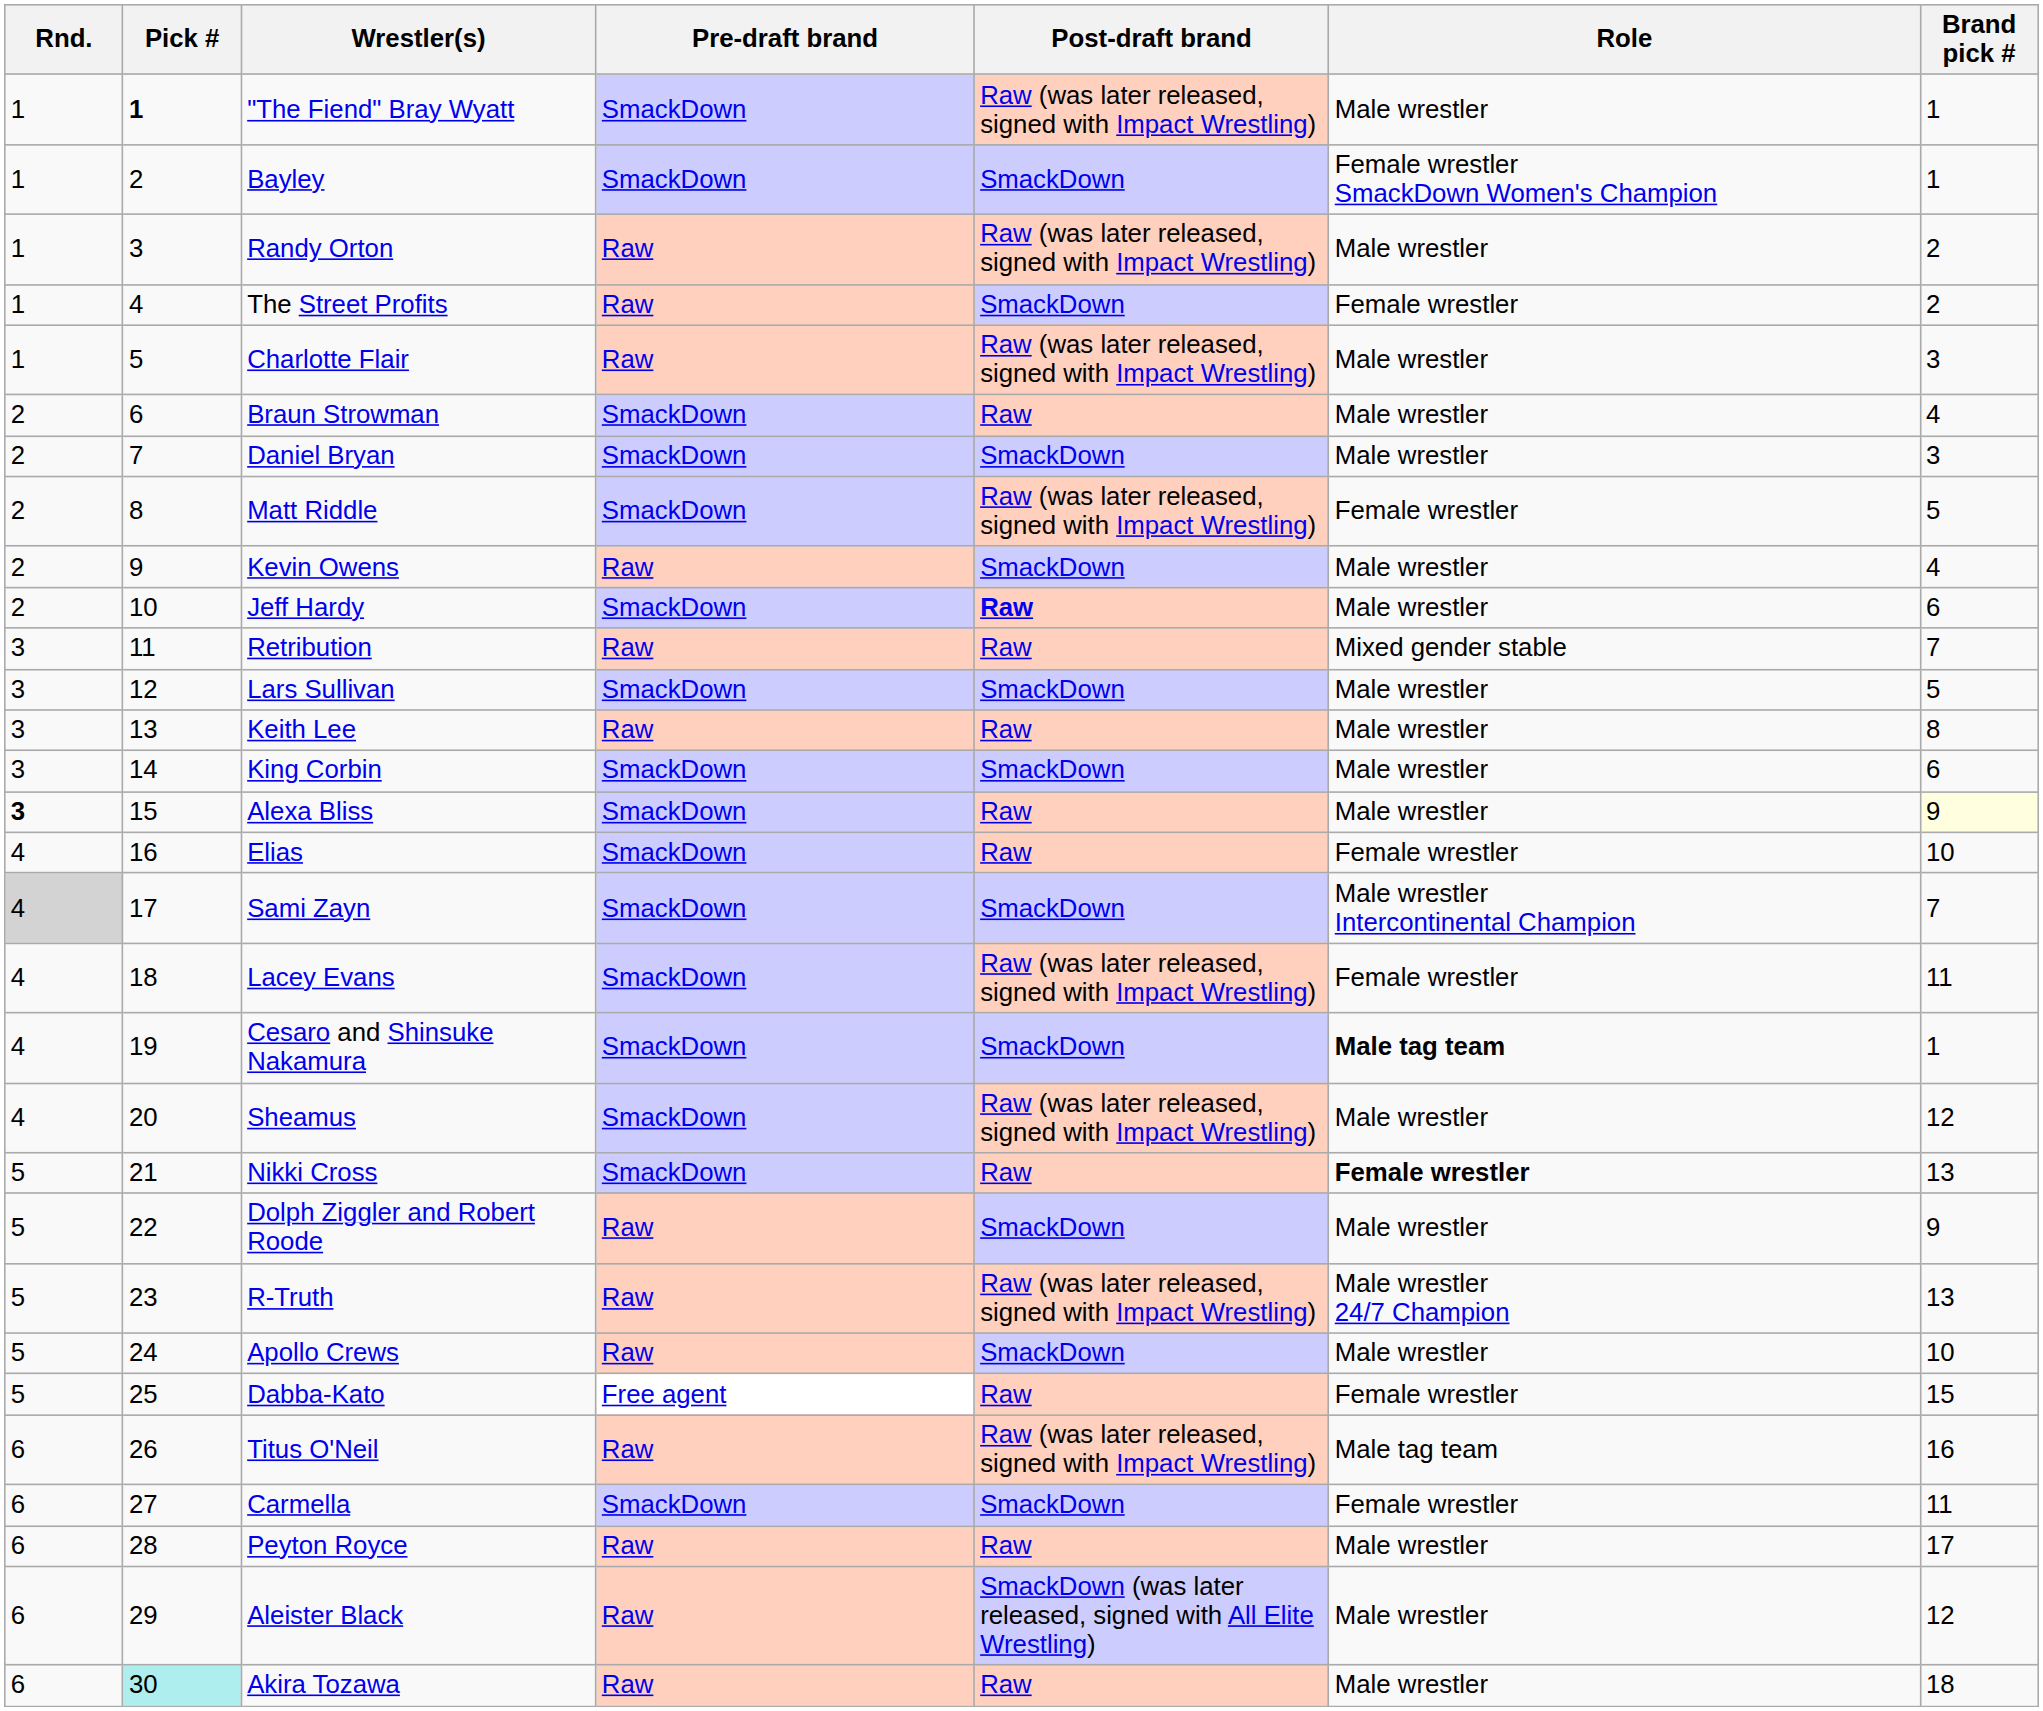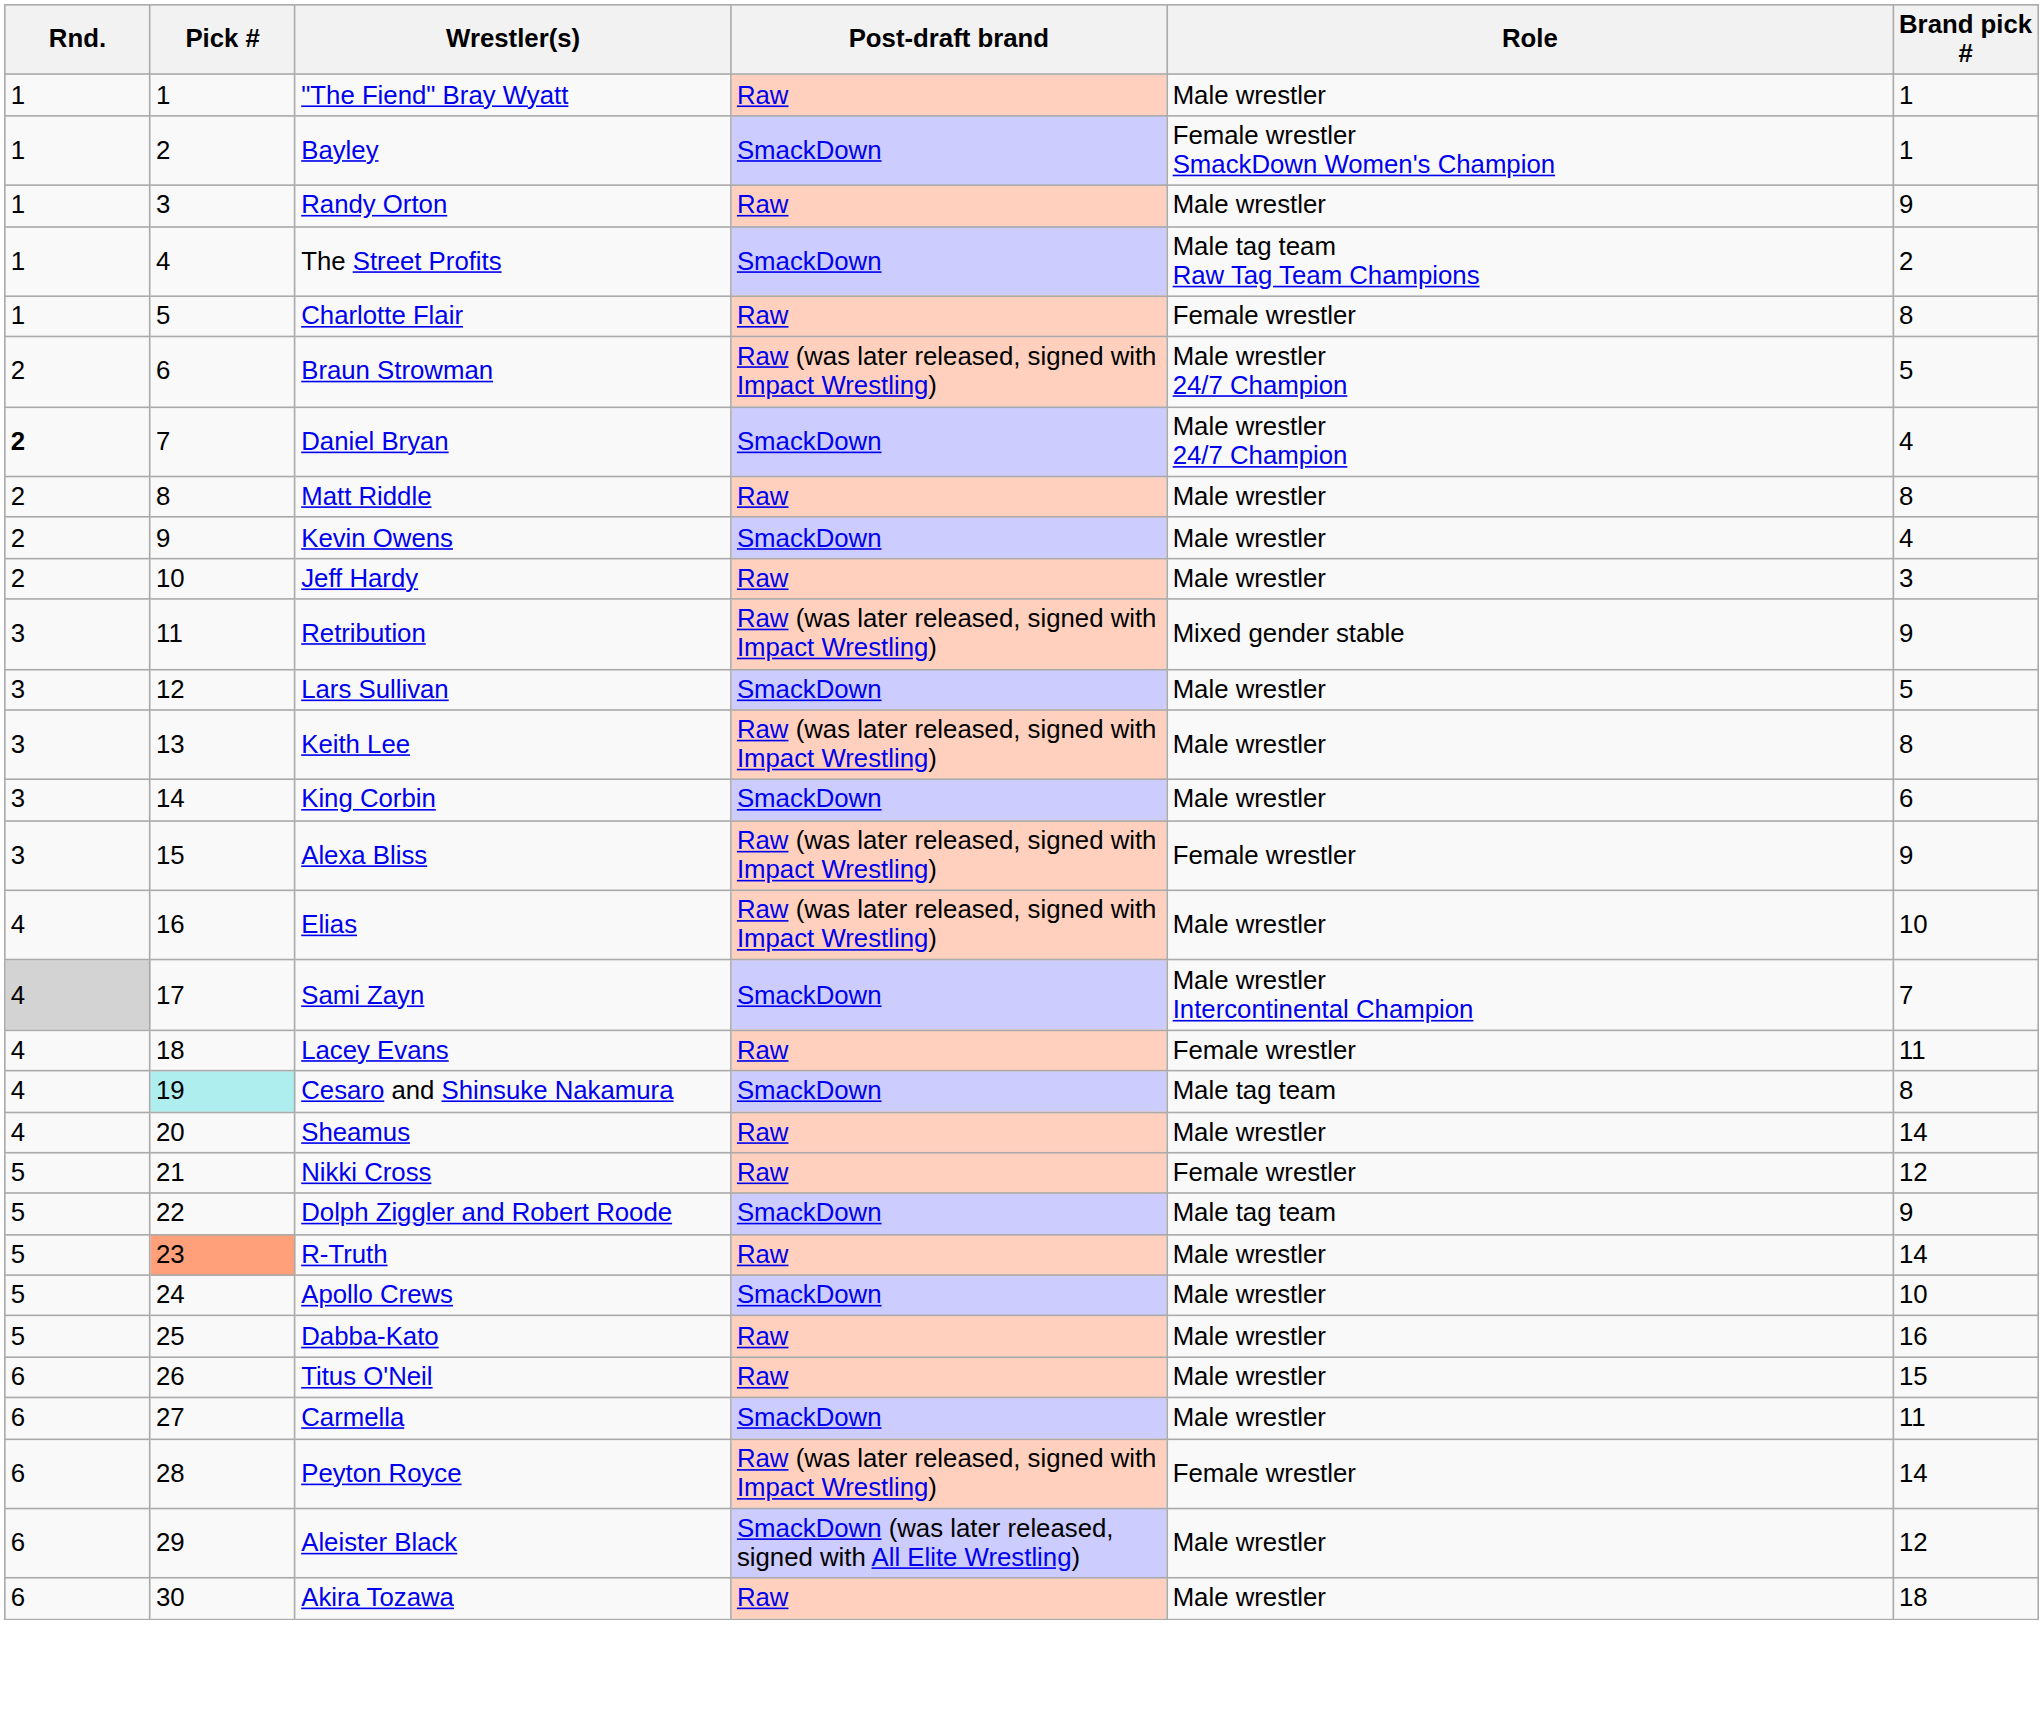- column: (785, 39)
(136, 109) bold -> (163, 94) normal
(1148, 109) Raw (was later released, signed with Impact Wrestling) -> (763, 94) Raw
(1148, 248) Raw (was later released, signed with Impact Wrestling) -> (763, 205) Raw
(1933, 248) 2 -> (1906, 205) 9
(1426, 304) Female wrestler -> (1326, 260) Male tag team Raw Tag Team Champions
(1148, 359) Raw (was later released, signed with Impact Wrestling) -> (763, 316) Raw
(1411, 359) Male wrestler -> (1264, 316) Female wrestler
(1933, 359) 3 -> (1906, 316) 8
(1006, 414) Raw -> (947, 371) Raw (was later released, signed with Impact Wrestling)
(1411, 414) Male wrestler -> (1260, 371) Male wrestler 24/7 Champion
(1933, 414) 4 -> (1906, 371) 5
(18, 455) normal -> (18, 441) bold
(1411, 455) Male wrestler -> (1260, 441) Male wrestler 24/7 Champion
(1933, 455) 3 -> (1906, 441) 4
(1148, 511) Raw (was later released, signed with Impact Wrestling) -> (763, 496) Raw
(1426, 511) Female wrestler -> (1249, 496) Male wrestler
(1933, 511) 5 -> (1906, 496) 8
(1007, 607) bold -> (763, 578) normal
(1933, 607) 6 -> (1906, 578) 3
(1006, 648) Raw -> (947, 633) Raw (was later released, signed with Impact Wrestling)
(1933, 648) 7 -> (1906, 633) 9
(1006, 729) Raw -> (947, 744) Raw (was later released, signed with Impact Wrestling)
(18, 811) bold -> (18, 855) normal
(1006, 811) Raw -> (947, 855) Raw (was later released, signed with Impact Wrestling)
(1411, 811) Male wrestler -> (1264, 855) Female wrestler
(1933, 811) lightyellow background -> (1906, 855) no background
(1006, 852) Raw -> (947, 924) Raw (was later released, signed with Impact Wrestling)
(1426, 852) Female wrestler -> (1249, 924) Male wrestler
(1148, 977) Raw (was later released, signed with Impact Wrestling) -> (763, 1050) Raw
(143, 1047) no background -> (170, 1090) paleturquoise background
(1420, 1047) bold -> (1254, 1090) normal
(1933, 1047) 1 -> (1906, 1090) 8
(1148, 1117) Raw (was later released, signed with Impact Wrestling) -> (763, 1131) Raw
(1940, 1117) 12 -> (1913, 1131) 14
(1432, 1172) bold -> (1264, 1172) normal
(1940, 1172) 13 -> (1913, 1172) 12
(1411, 1227) Male wrestler -> (1254, 1213) Male tag team
(143, 1297) no background -> (170, 1254) lightsalmon background
(1148, 1297) Raw (was later released, signed with Impact Wrestling) -> (763, 1254) Raw
(1422, 1297) Male wrestler 24/7 Champion -> (1249, 1254) Male wrestler
(1940, 1297) 13 -> (1913, 1254) 14
(1426, 1394) Female wrestler -> (1249, 1336) Male wrestler
(1940, 1394) 15 -> (1913, 1336) 16
(1148, 1449) Raw (was later released, signed with Impact Wrestling) -> (763, 1376) Raw
(1416, 1449) Male tag team -> (1249, 1376) Male wrestler
(1940, 1449) 16 -> (1913, 1376) 15
(1426, 1504) Female wrestler -> (1249, 1417) Male wrestler
(1006, 1545) Raw -> (947, 1473) Raw (was later released, signed with Impact Wrestling)
(1411, 1545) Male wrestler -> (1264, 1473) Female wrestler
(1940, 1545) 17 -> (1913, 1473) 14
(143, 1685) paleturquoise background -> (170, 1598) no background
